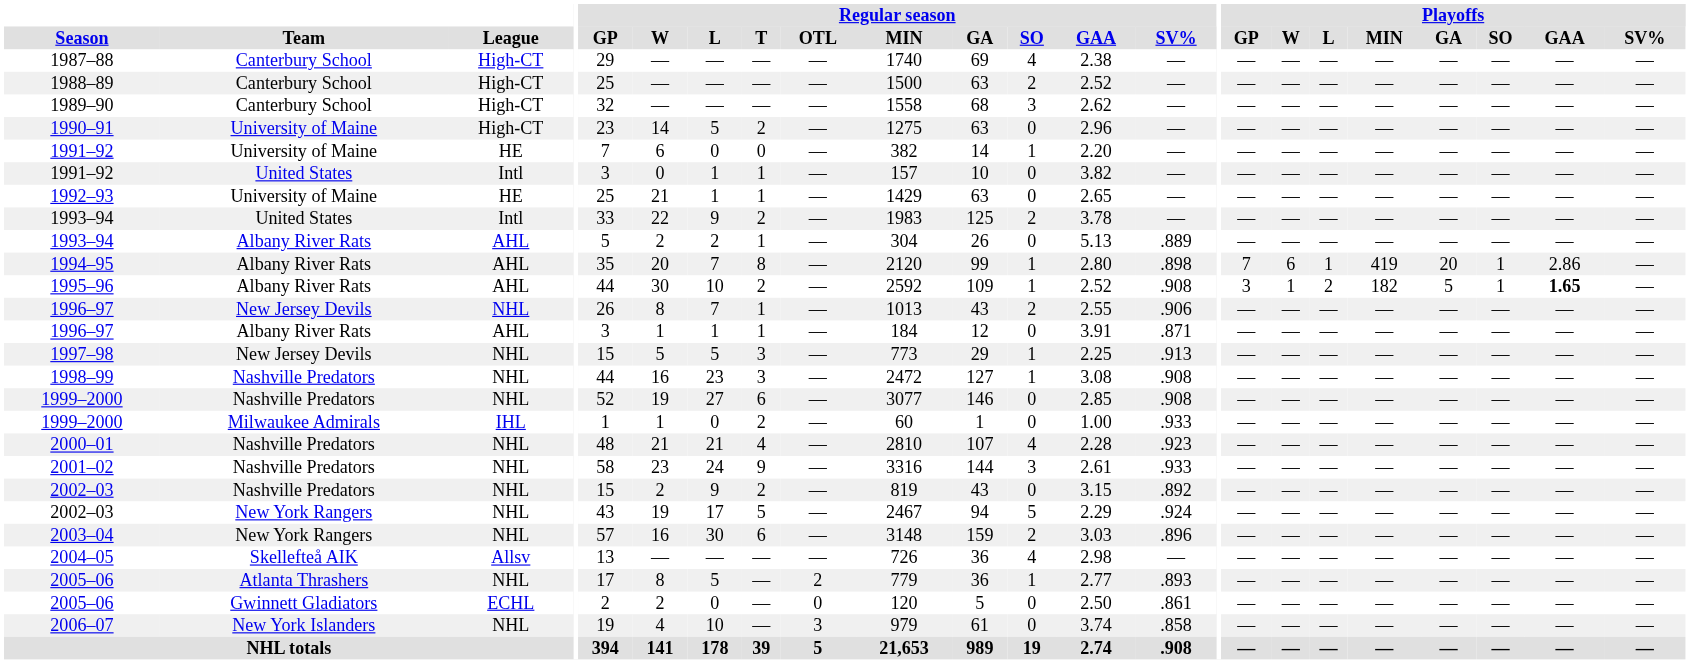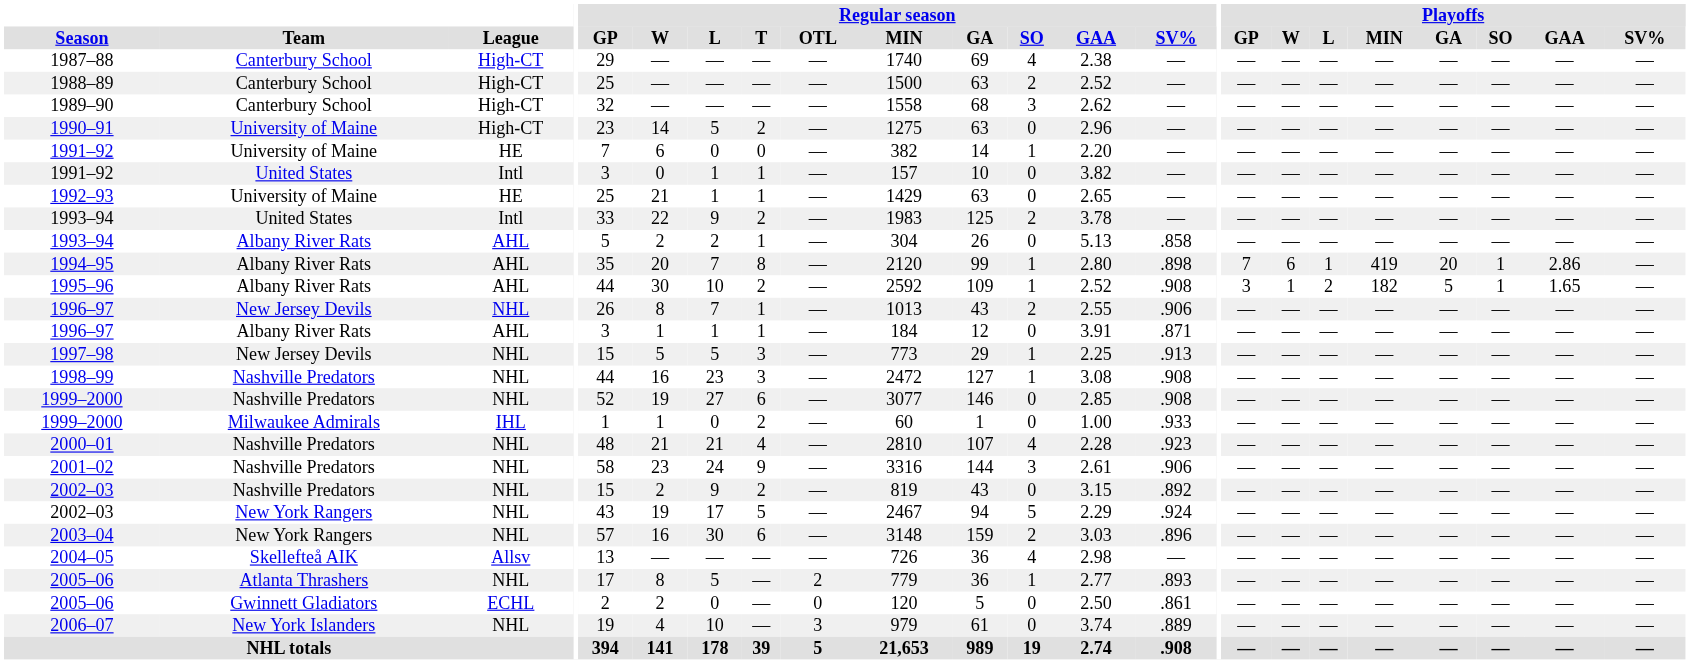(1176, 241) .889 -> (1176, 241) .858
(1565, 286) bold -> (1565, 286) normal
(1176, 467) .933 -> (1176, 467) .906
(1176, 625) .858 -> (1176, 625) .889
